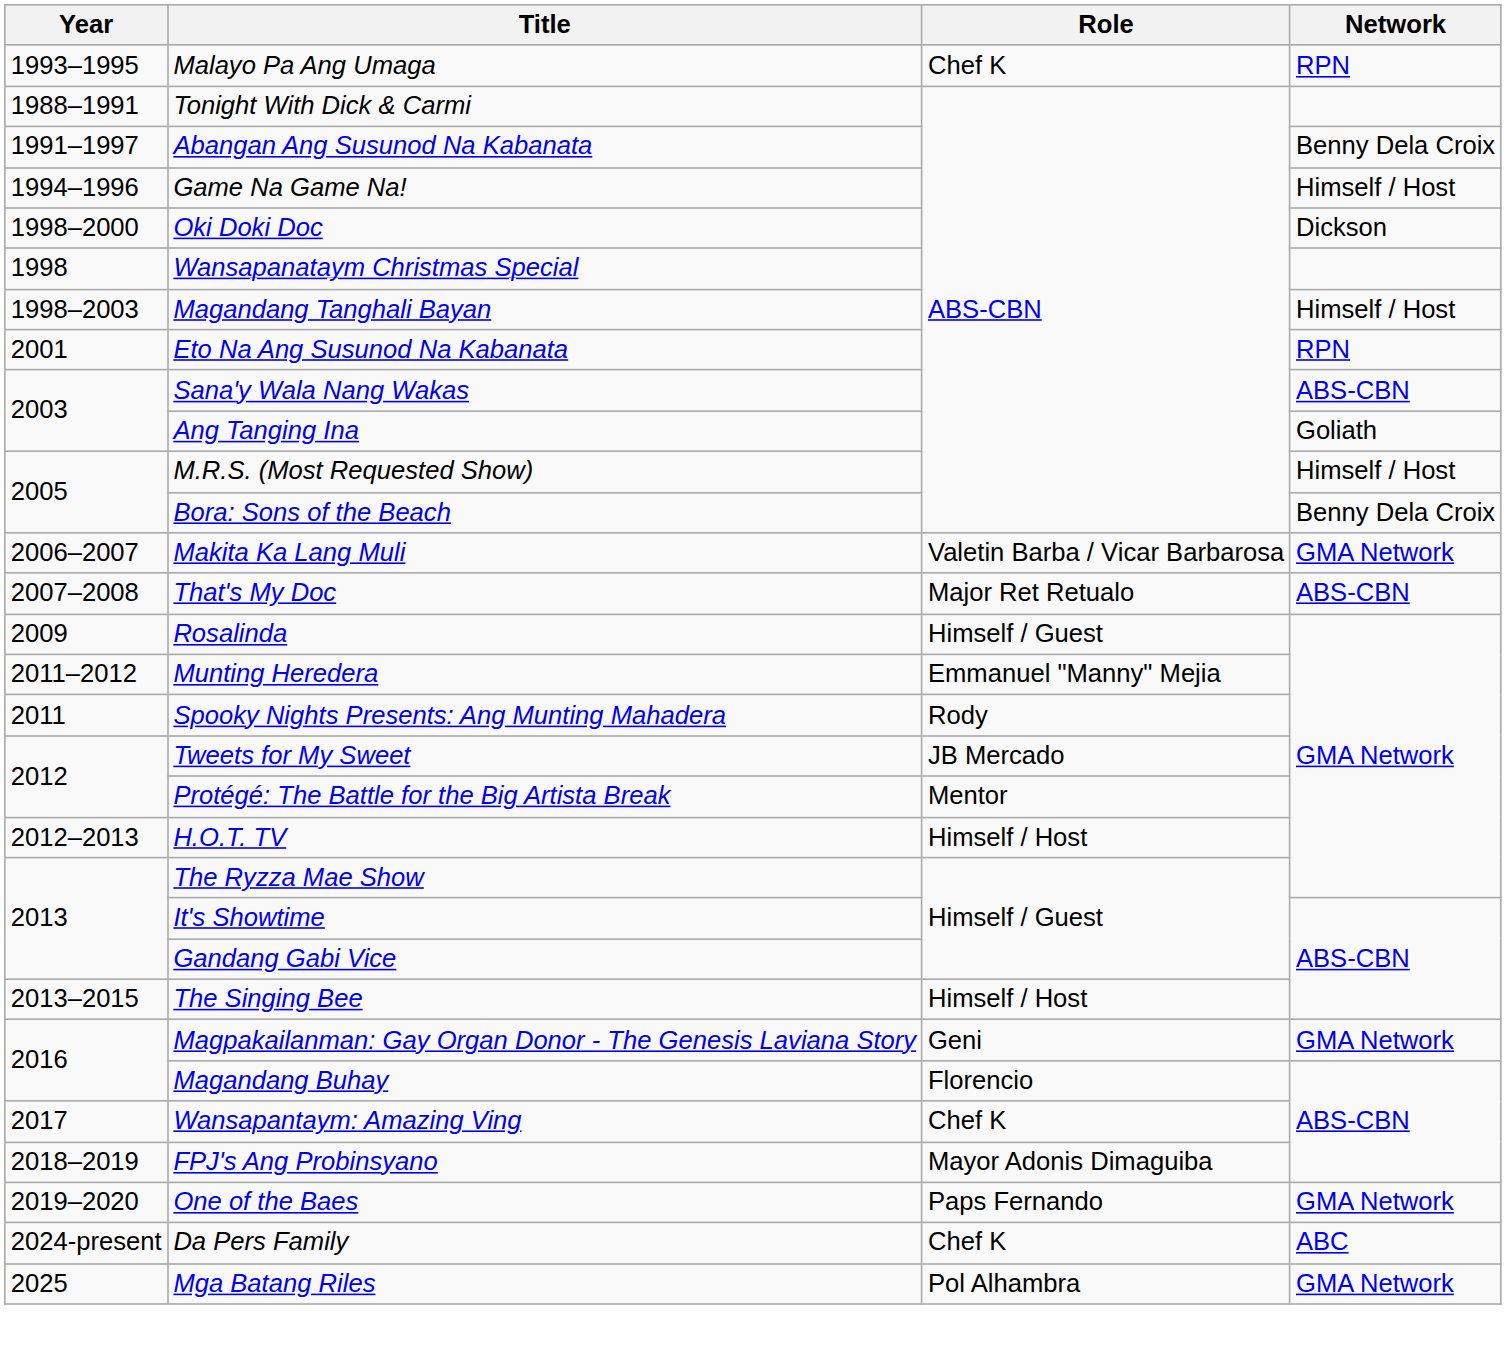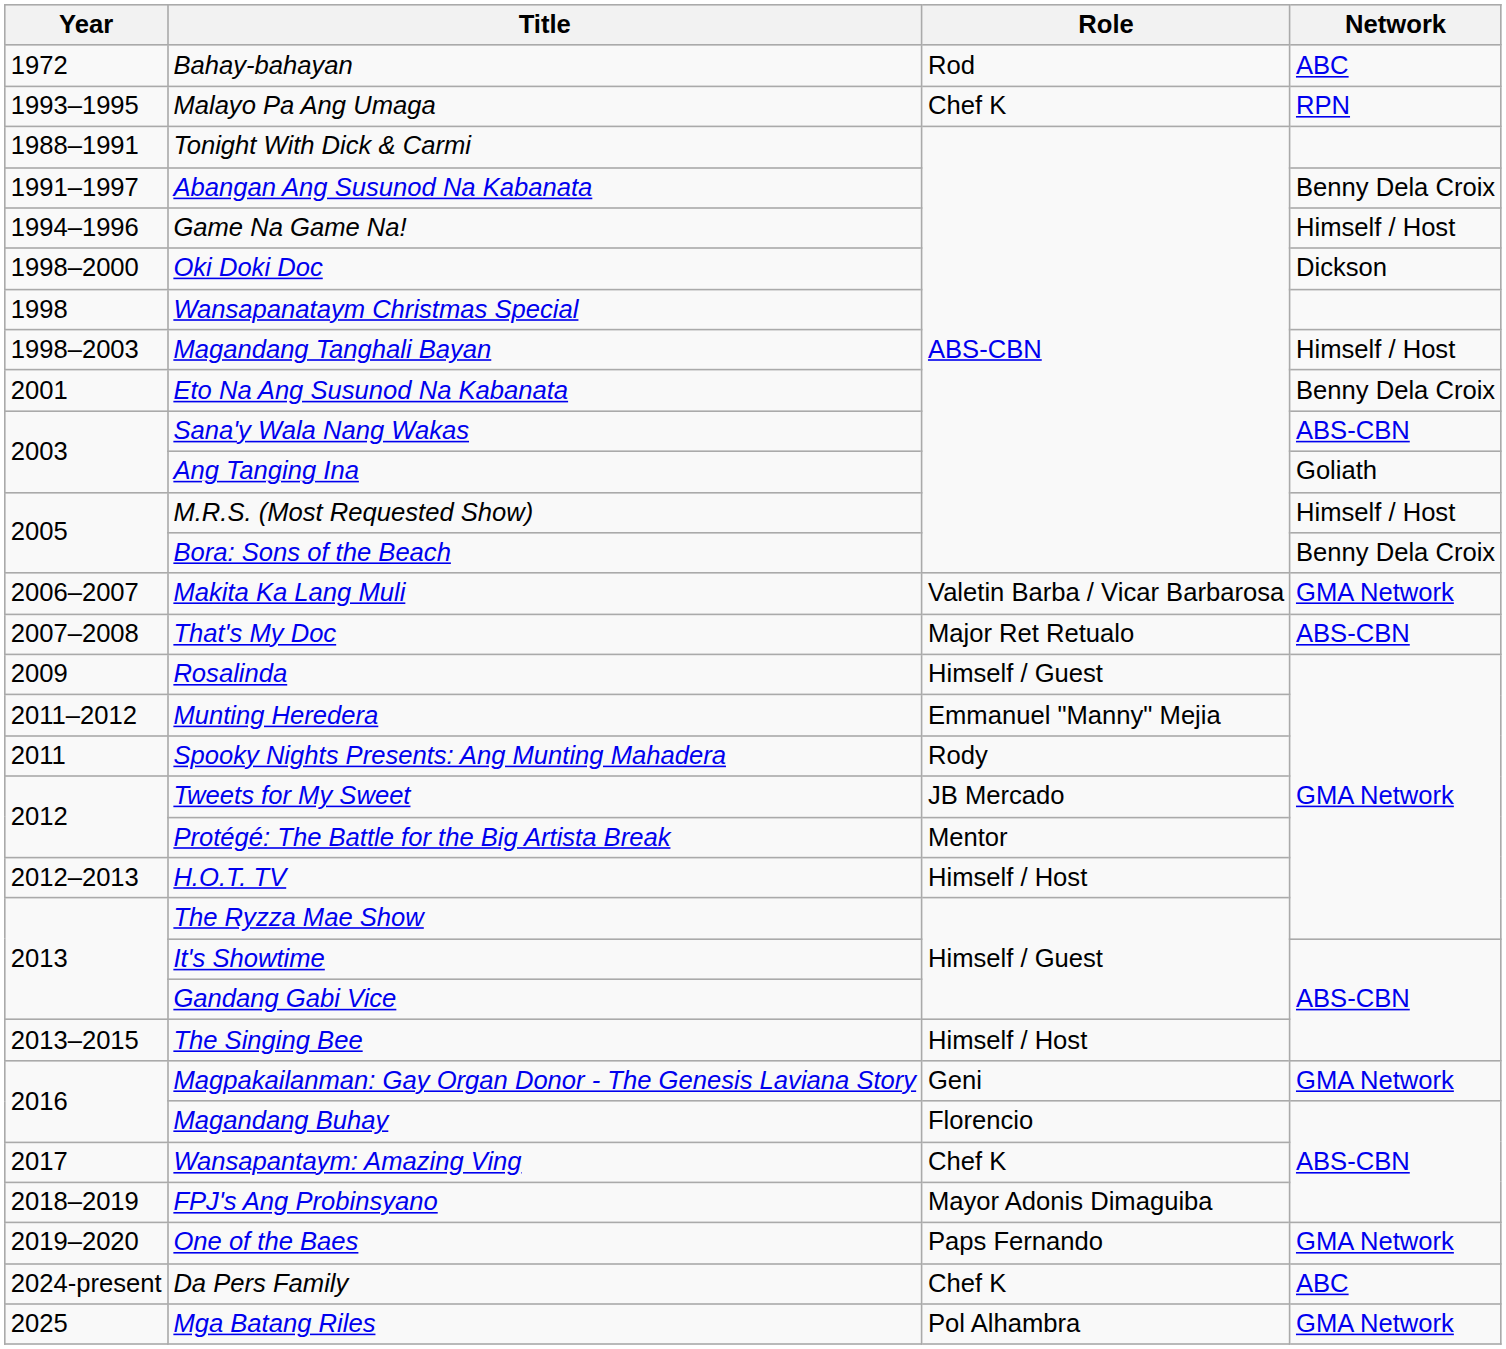+ row: (263, 65)
(1323, 349) RPN -> (1396, 390) Benny Dela Croix
